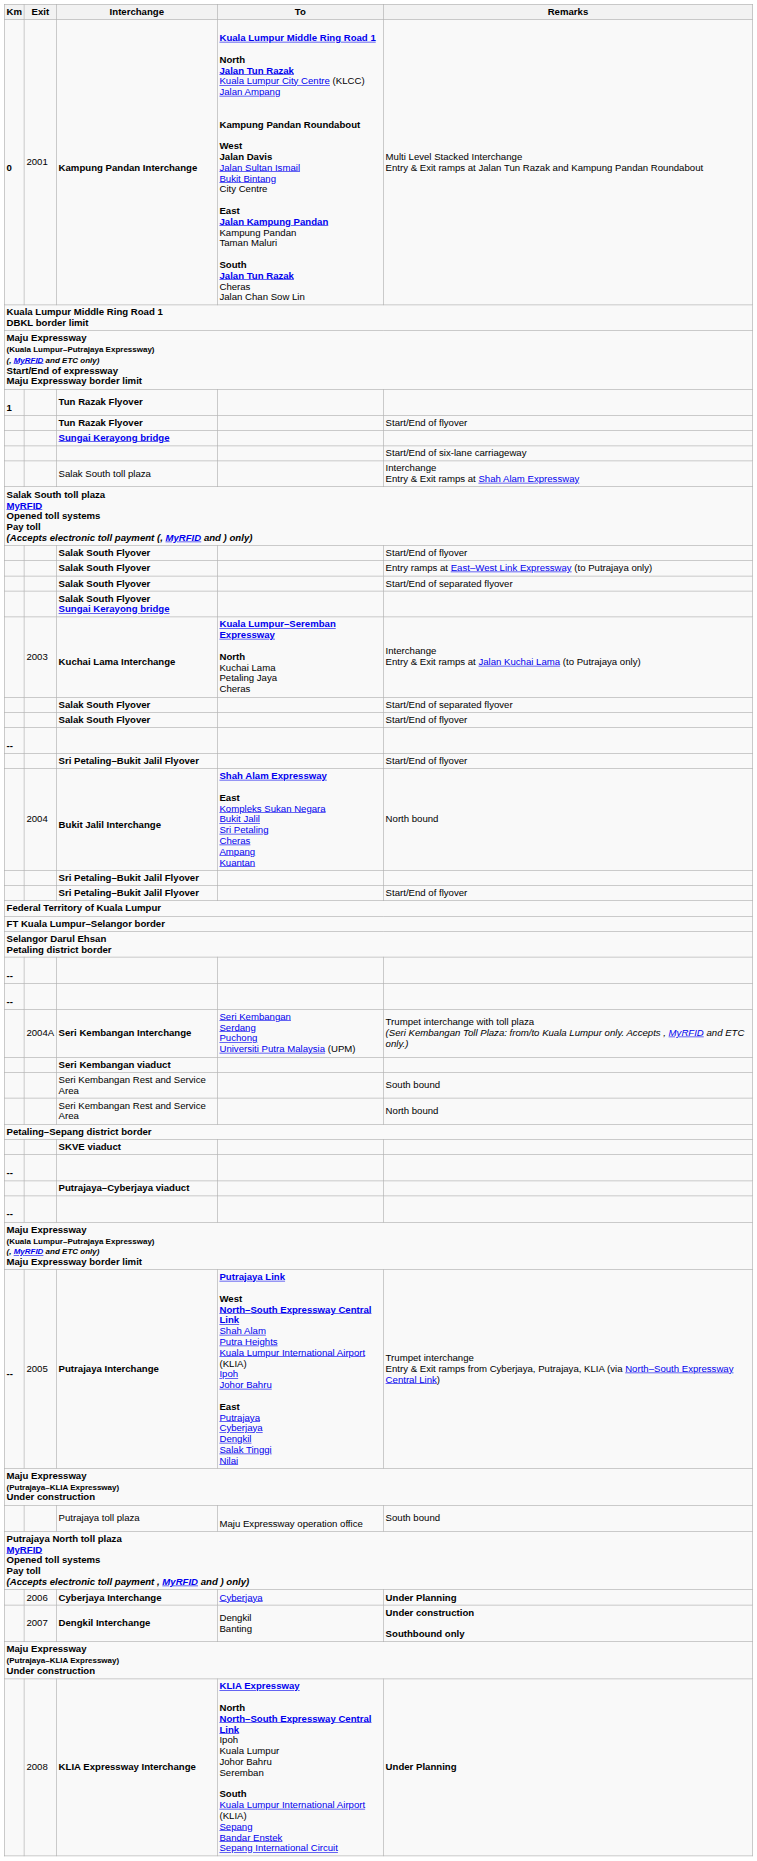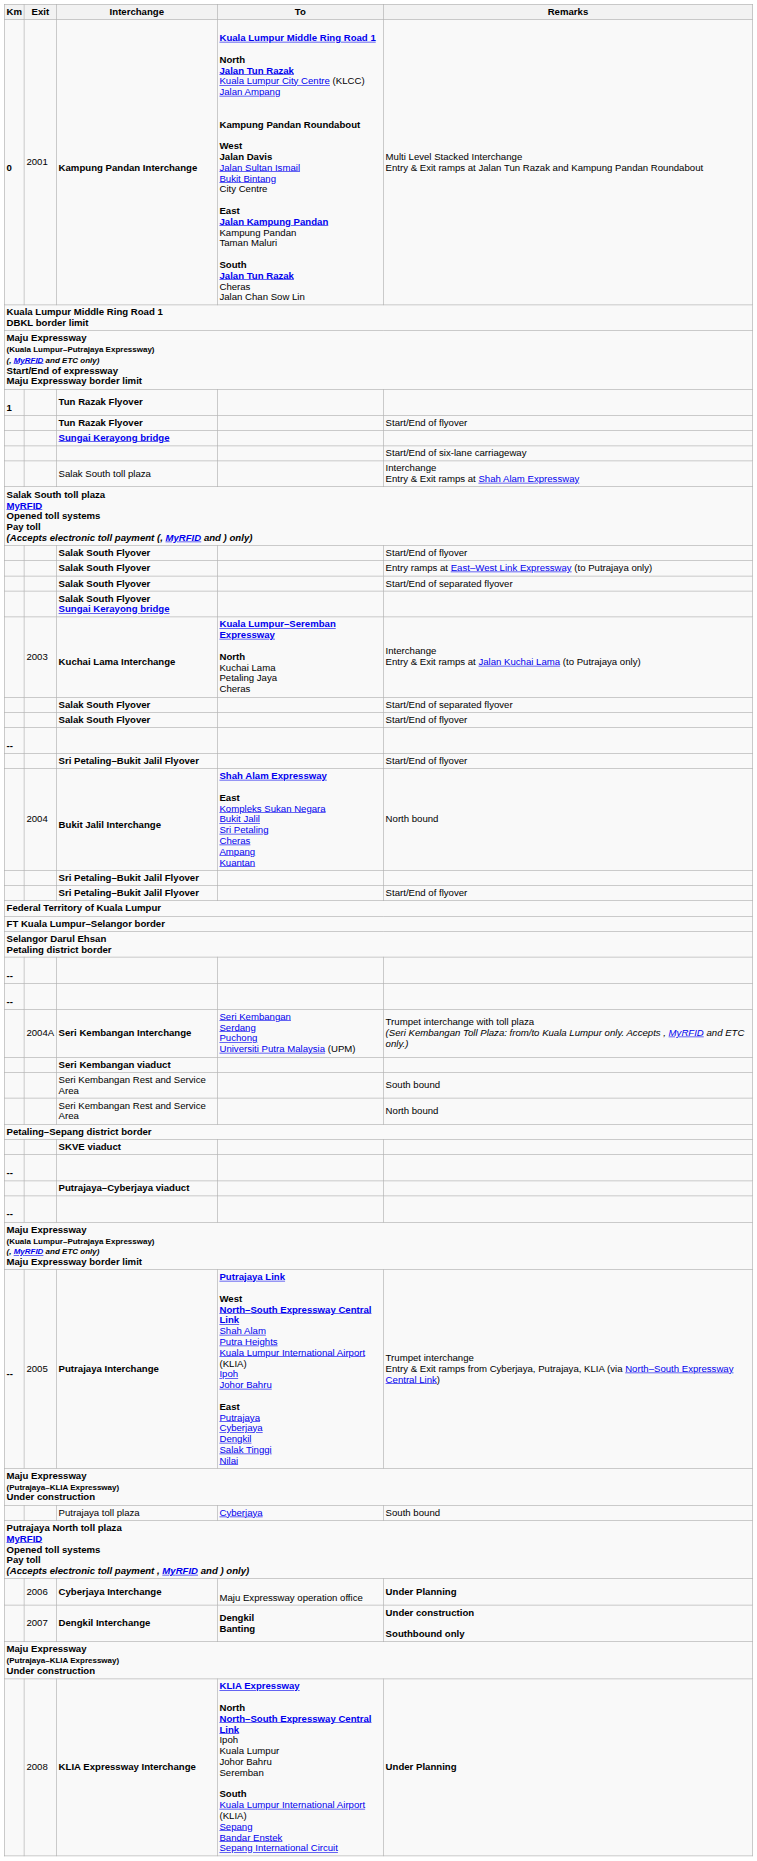(291, 1523) Maju Expressway operation office -> (241, 1513) Cyberjaya
(241, 1597) Cyberjaya -> (291, 1597) Maju Expressway operation office
(236, 1623) normal -> (237, 1623) bold
